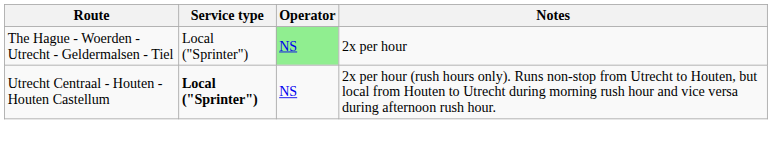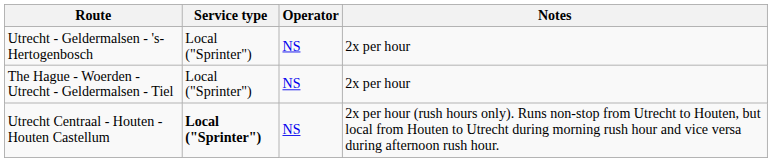+ row: (86, 45)
(288, 45) lightgreen background -> (291, 84) no background
